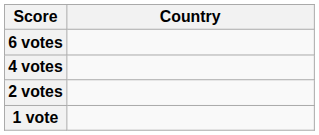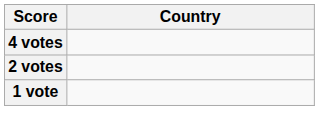- row: (35, 42)
